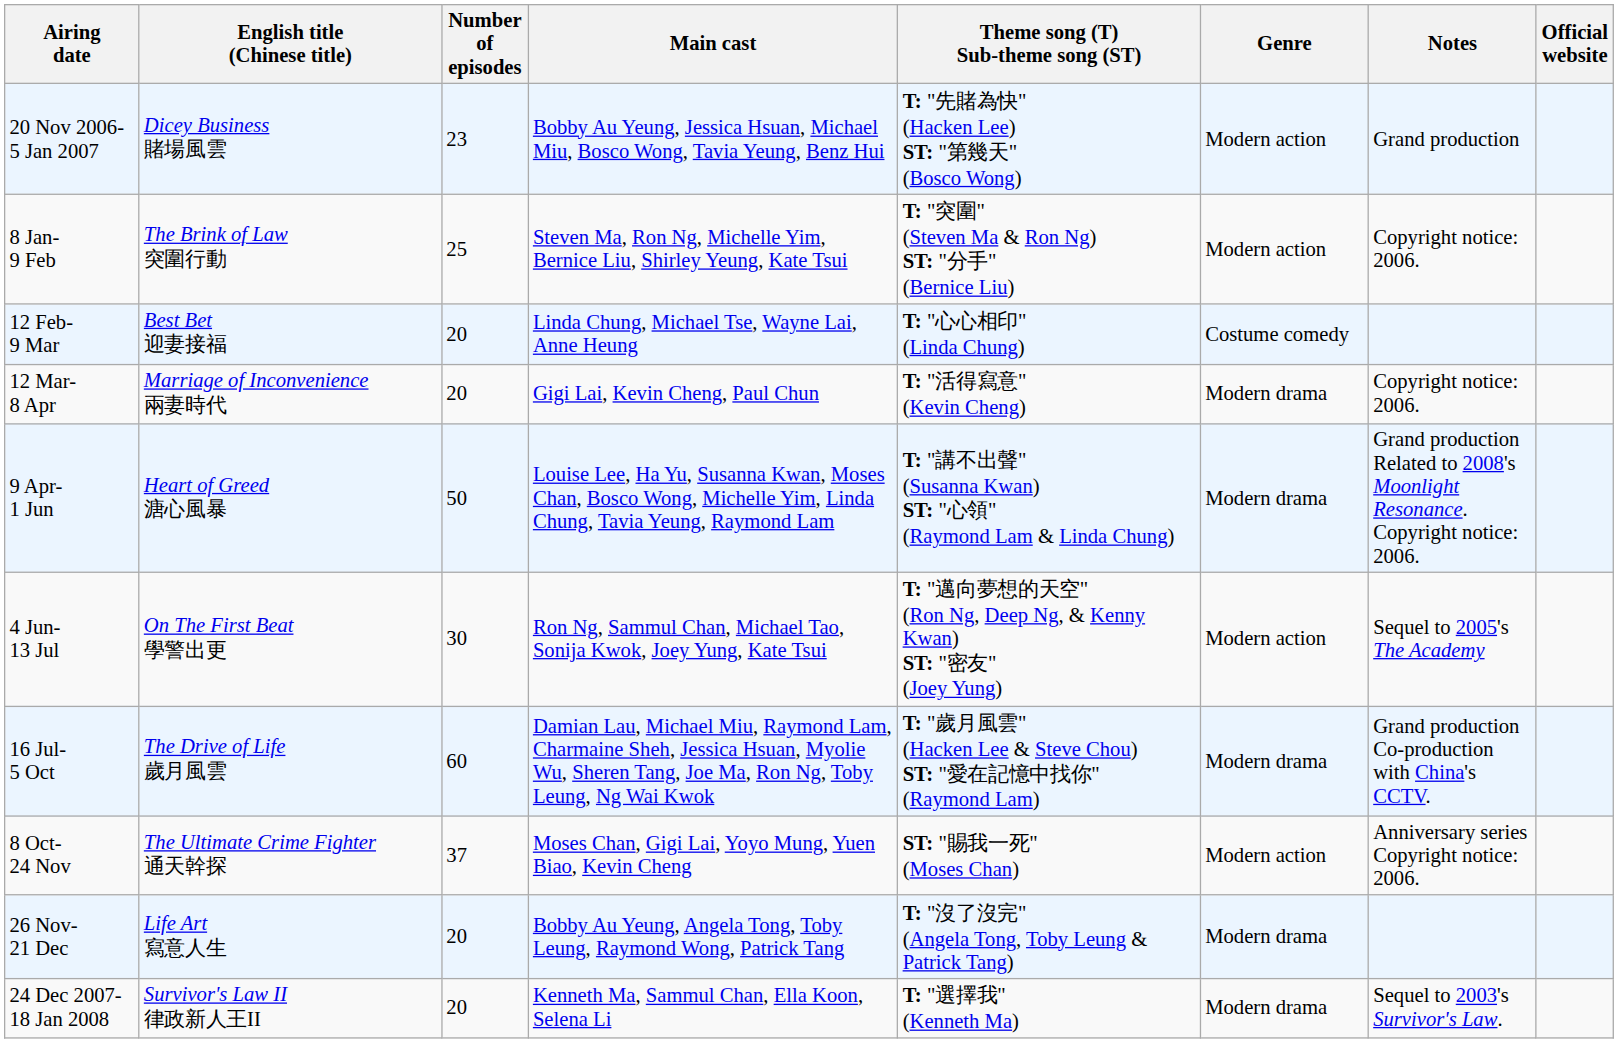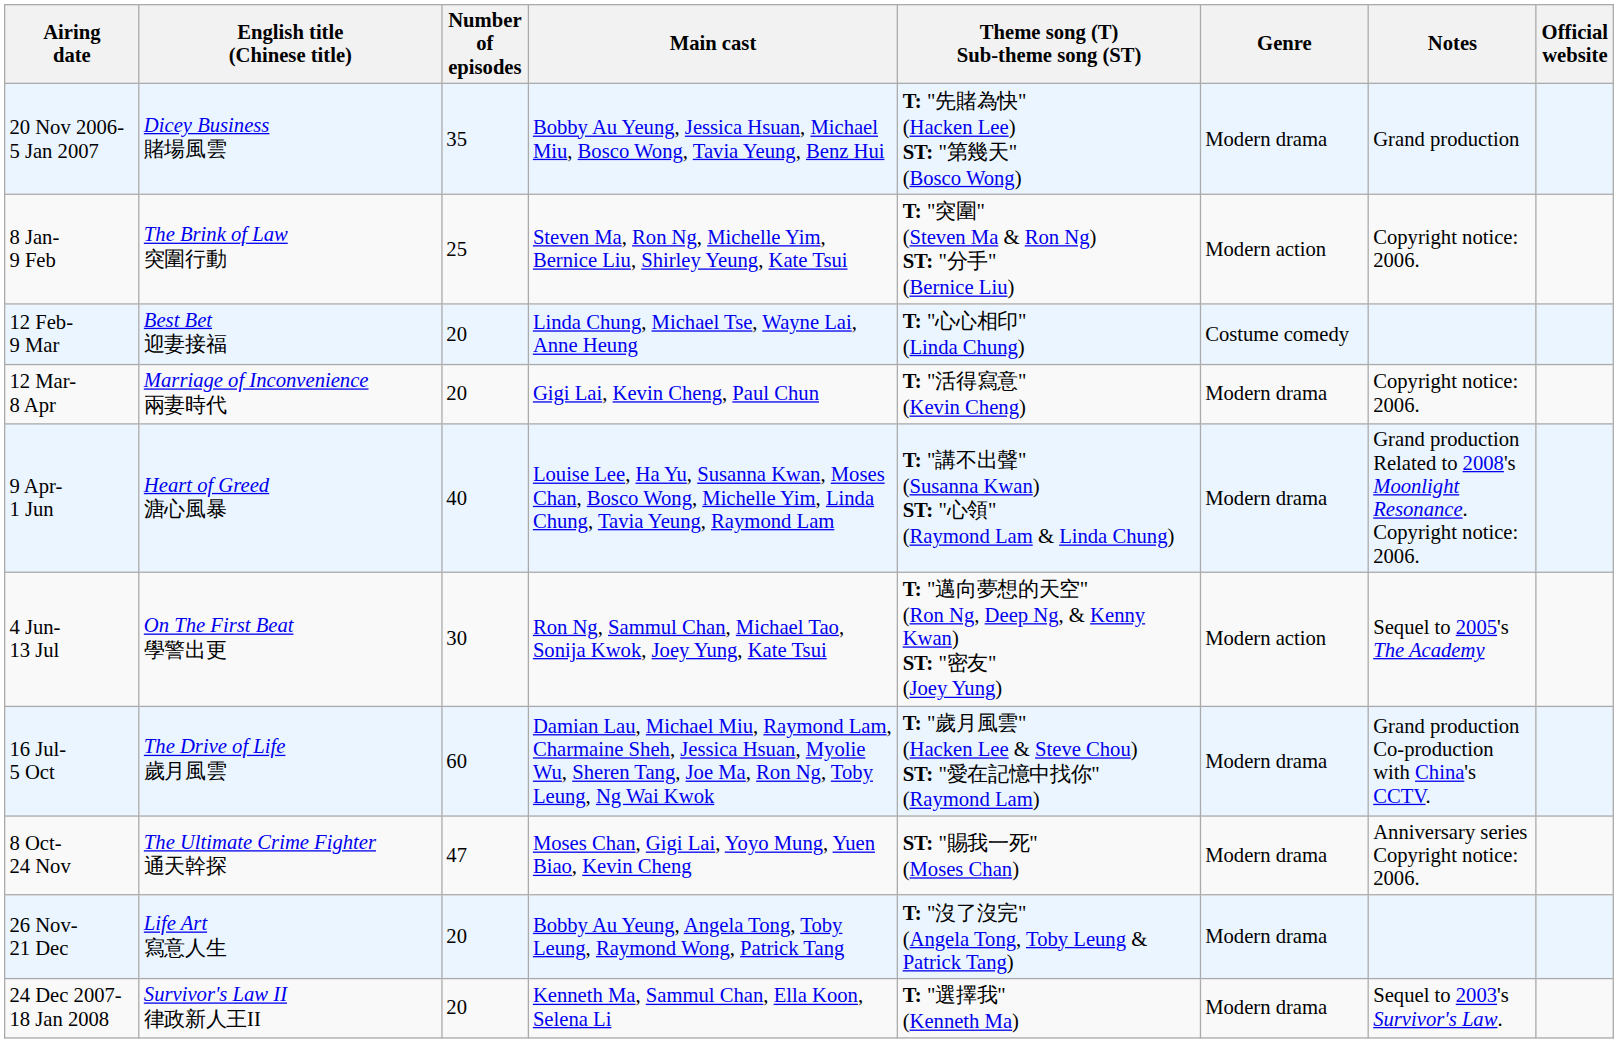(457, 138) 23 -> (457, 138) 35
(1266, 138) Modern action -> (1266, 138) Modern drama
(457, 498) 50 -> (457, 498) 40
(457, 855) 37 -> (457, 855) 47
(1266, 855) Modern action -> (1266, 855) Modern drama
